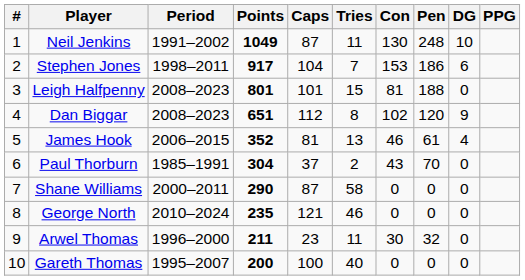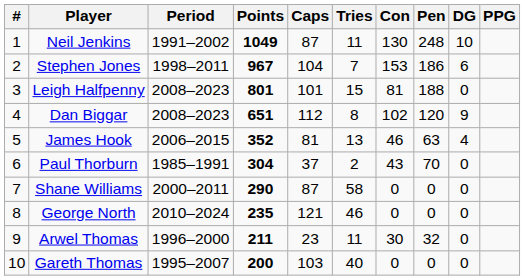(260, 66) 917 -> (260, 66) 967
(431, 139) 61 -> (431, 139) 63
(310, 262) 100 -> (310, 262) 103
